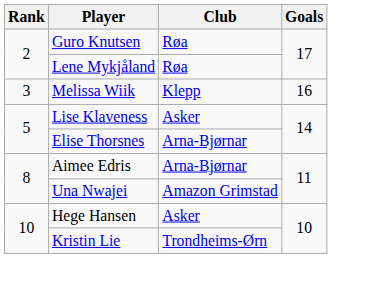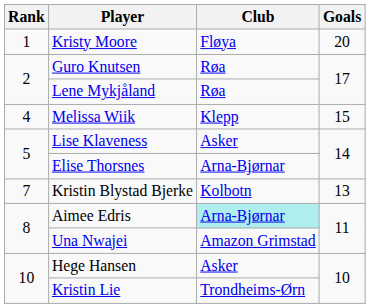+ row: (94, 41)
(26, 91) 3 -> (26, 116) 4
(304, 91) 16 -> (342, 116) 15
+ row: (122, 191)
(205, 166) no background -> (243, 215) paleturquoise background
